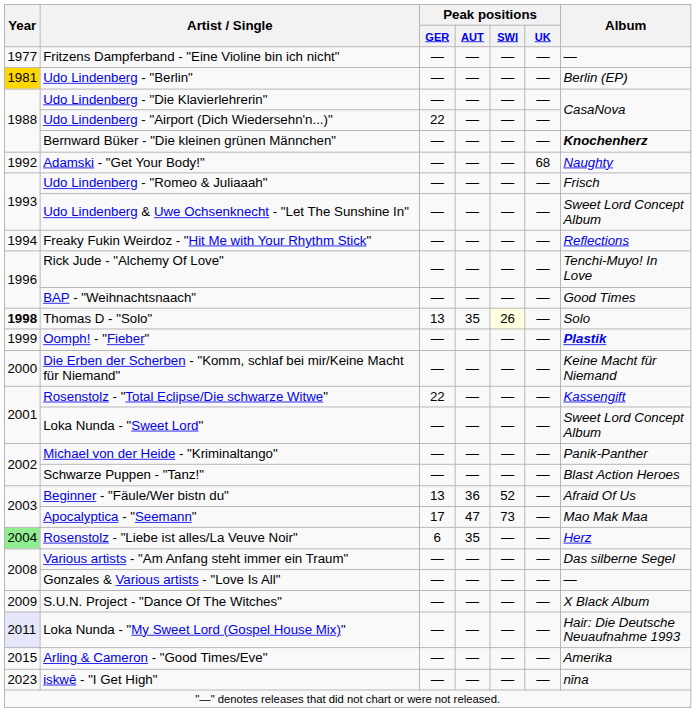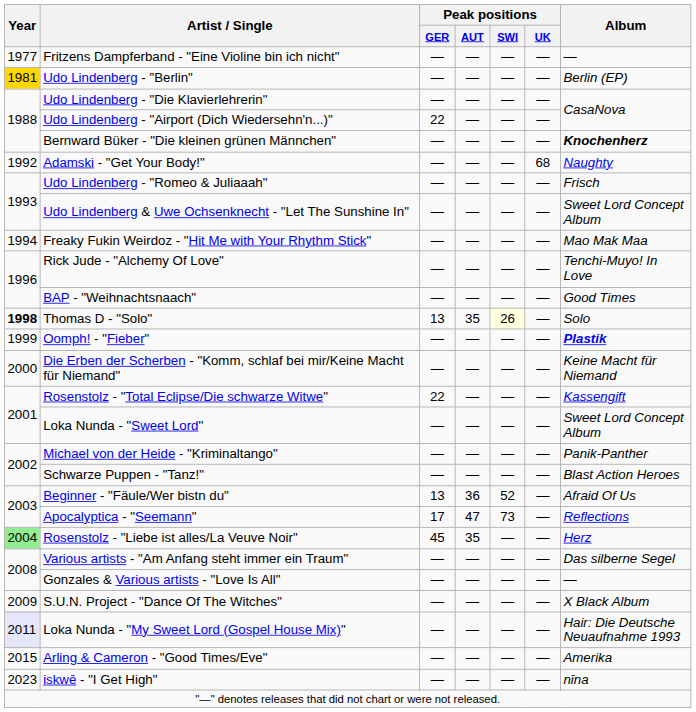(596, 240) Reflections -> (606, 240) Mao Mak Maa
(606, 517) Mao Mak Maa -> (596, 517) Reflections
(437, 538) 6 -> (437, 538) 45
